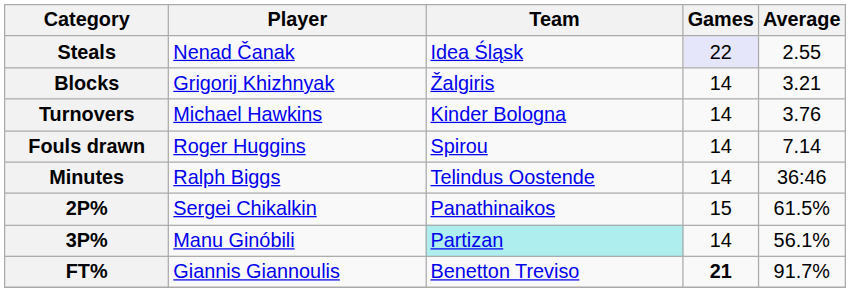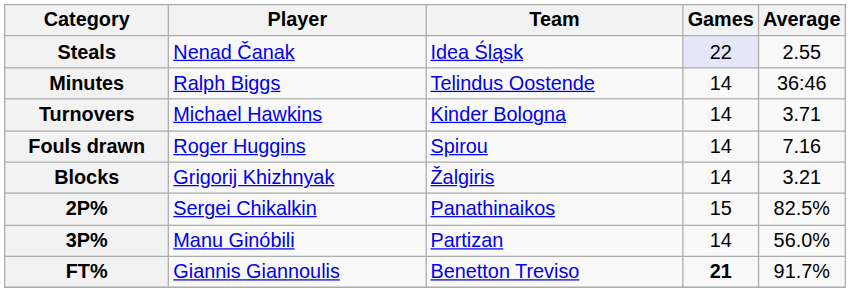rows swapped: (87, 83) <-> (87, 177)
(802, 114) 3.76 -> (802, 114) 3.71
(802, 146) 7.14 -> (802, 146) 7.16
(802, 209) 61.5% -> (802, 209) 82.5%
(467, 240) paleturquoise background -> (467, 240) no background
(802, 240) 56.1% -> (802, 240) 56.0%
